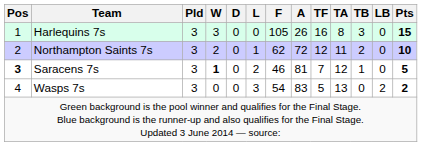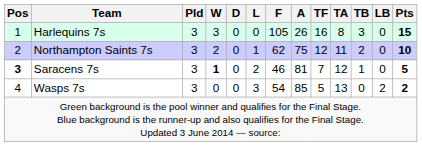(301, 50) 72 -> (301, 50) 75
(301, 87) 83 -> (301, 87) 85
